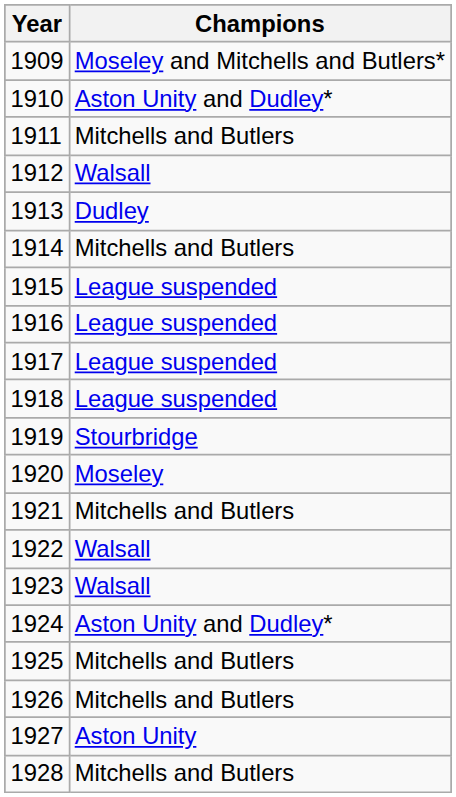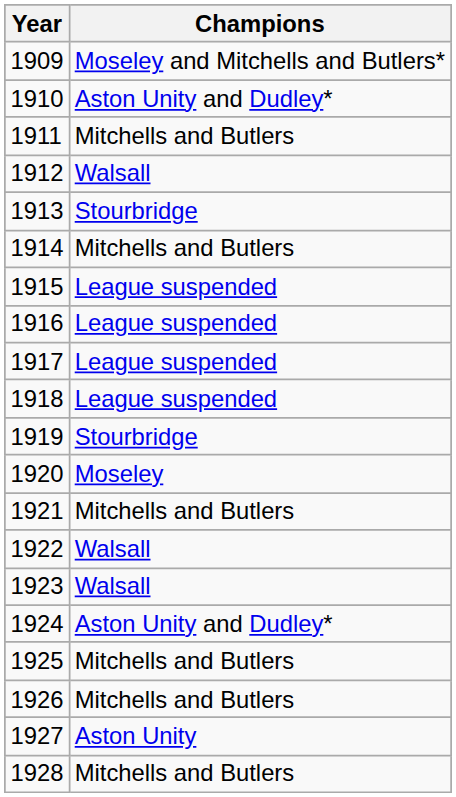(112, 211) Dudley -> (136, 211) Stourbridge
